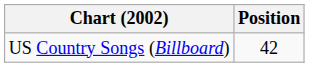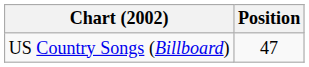(269, 47) 42 -> (269, 47) 47
